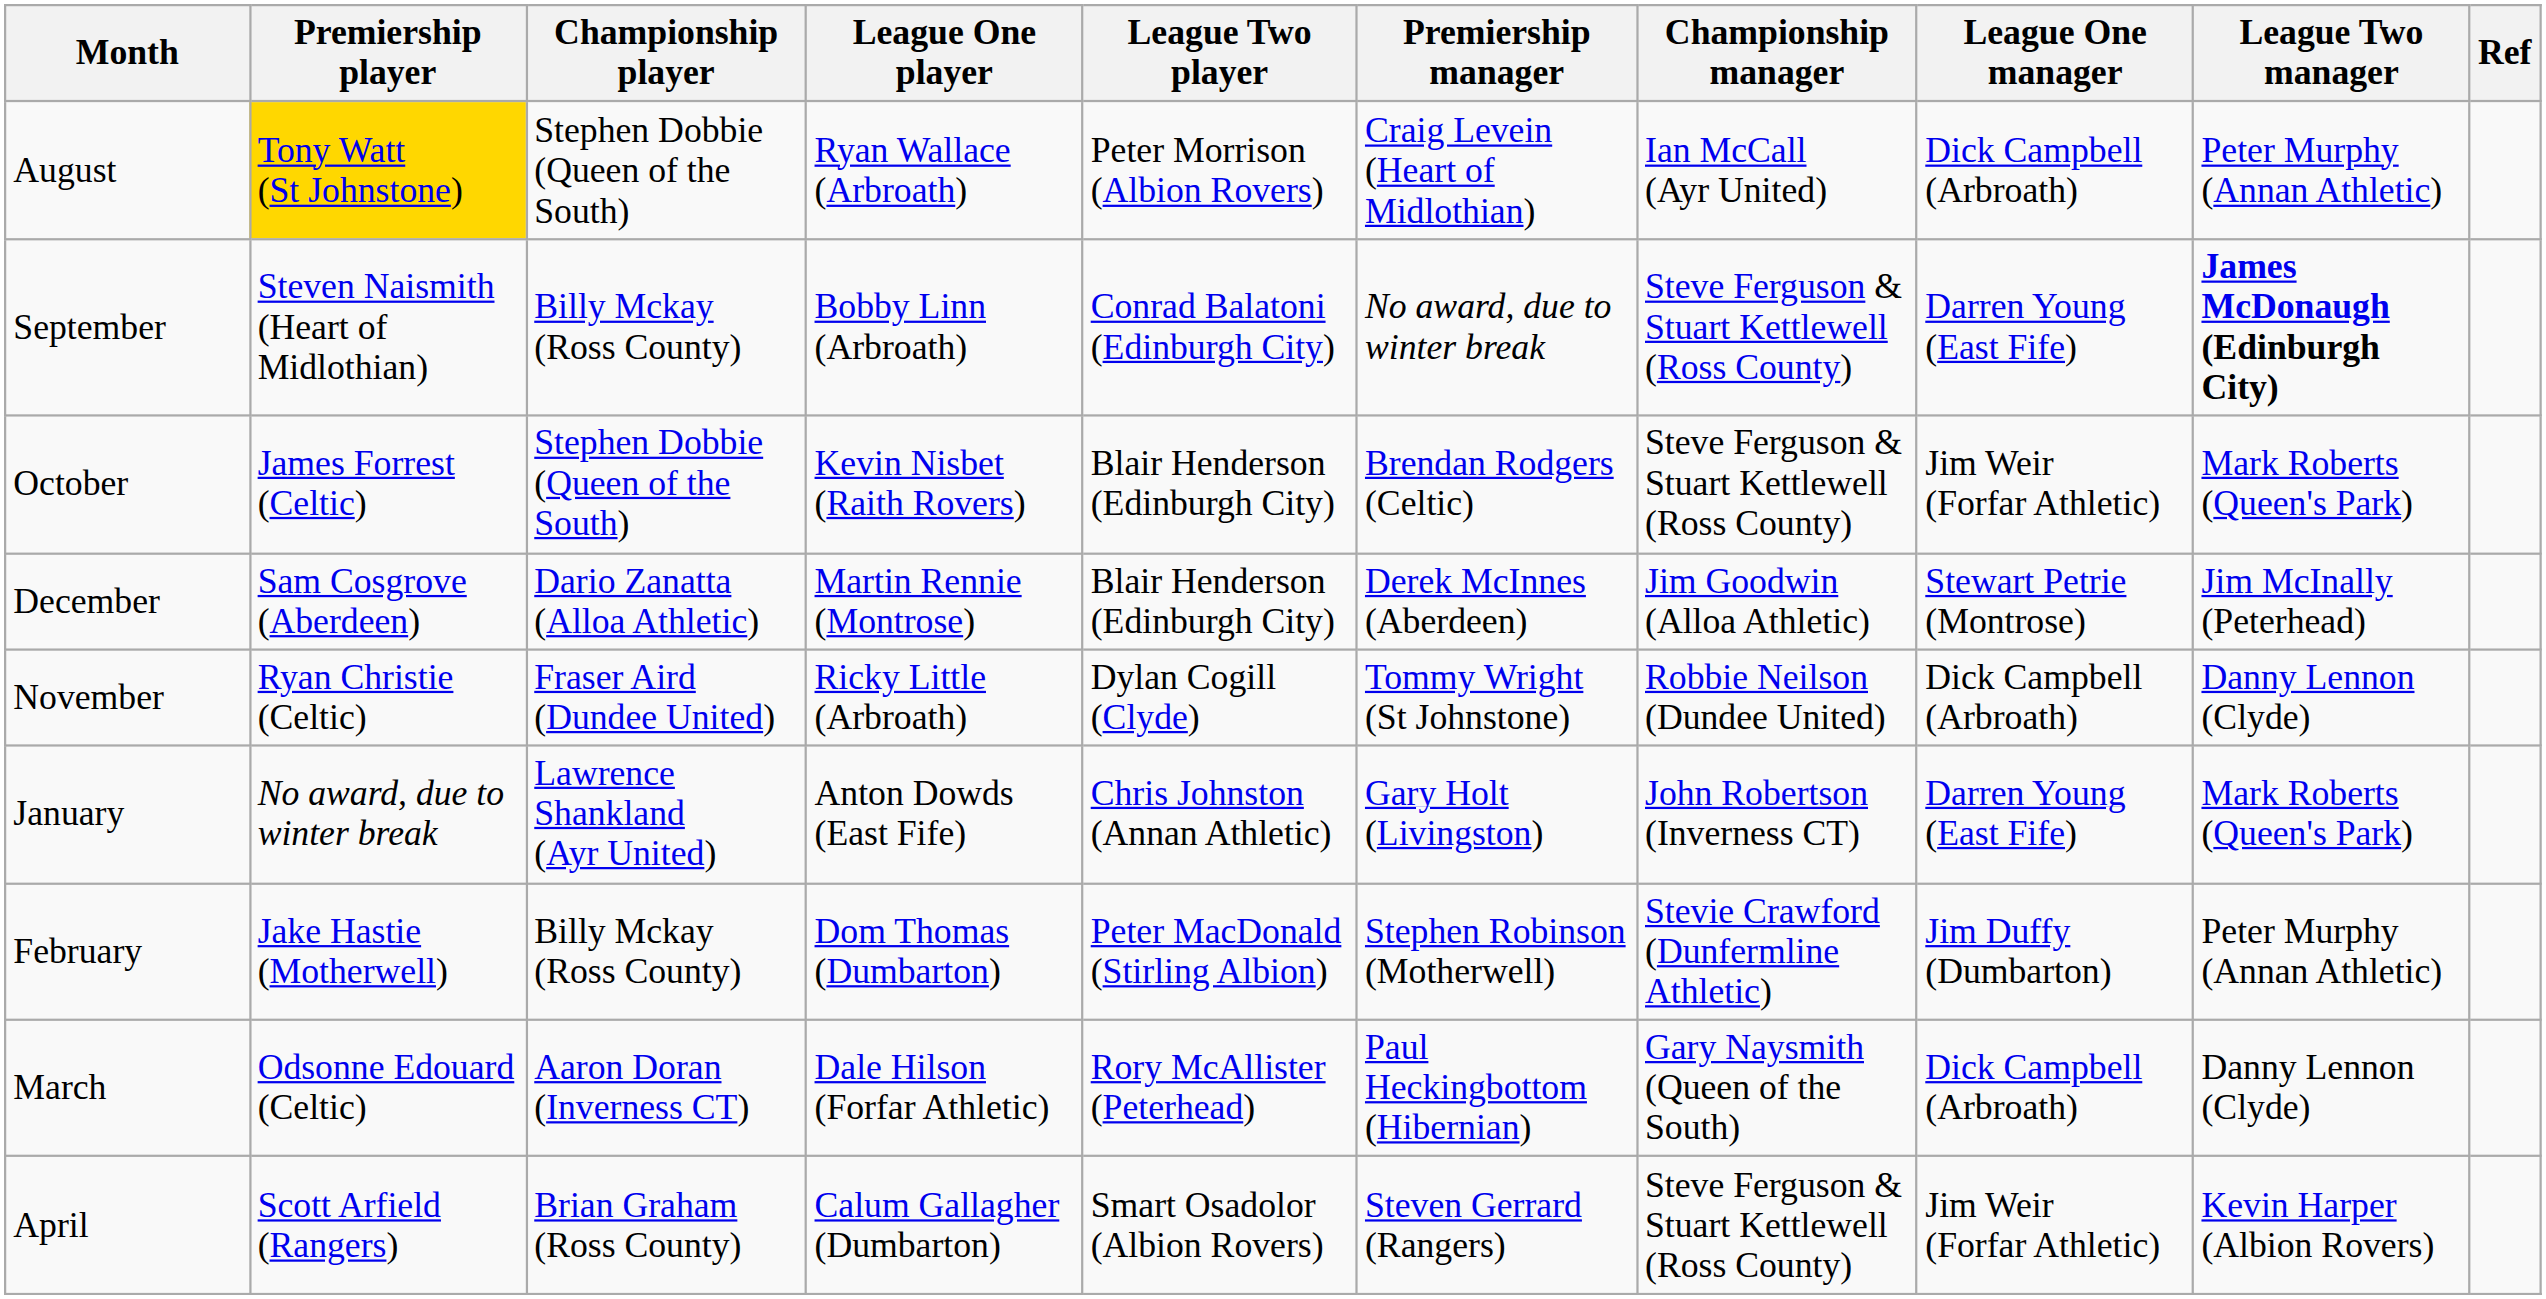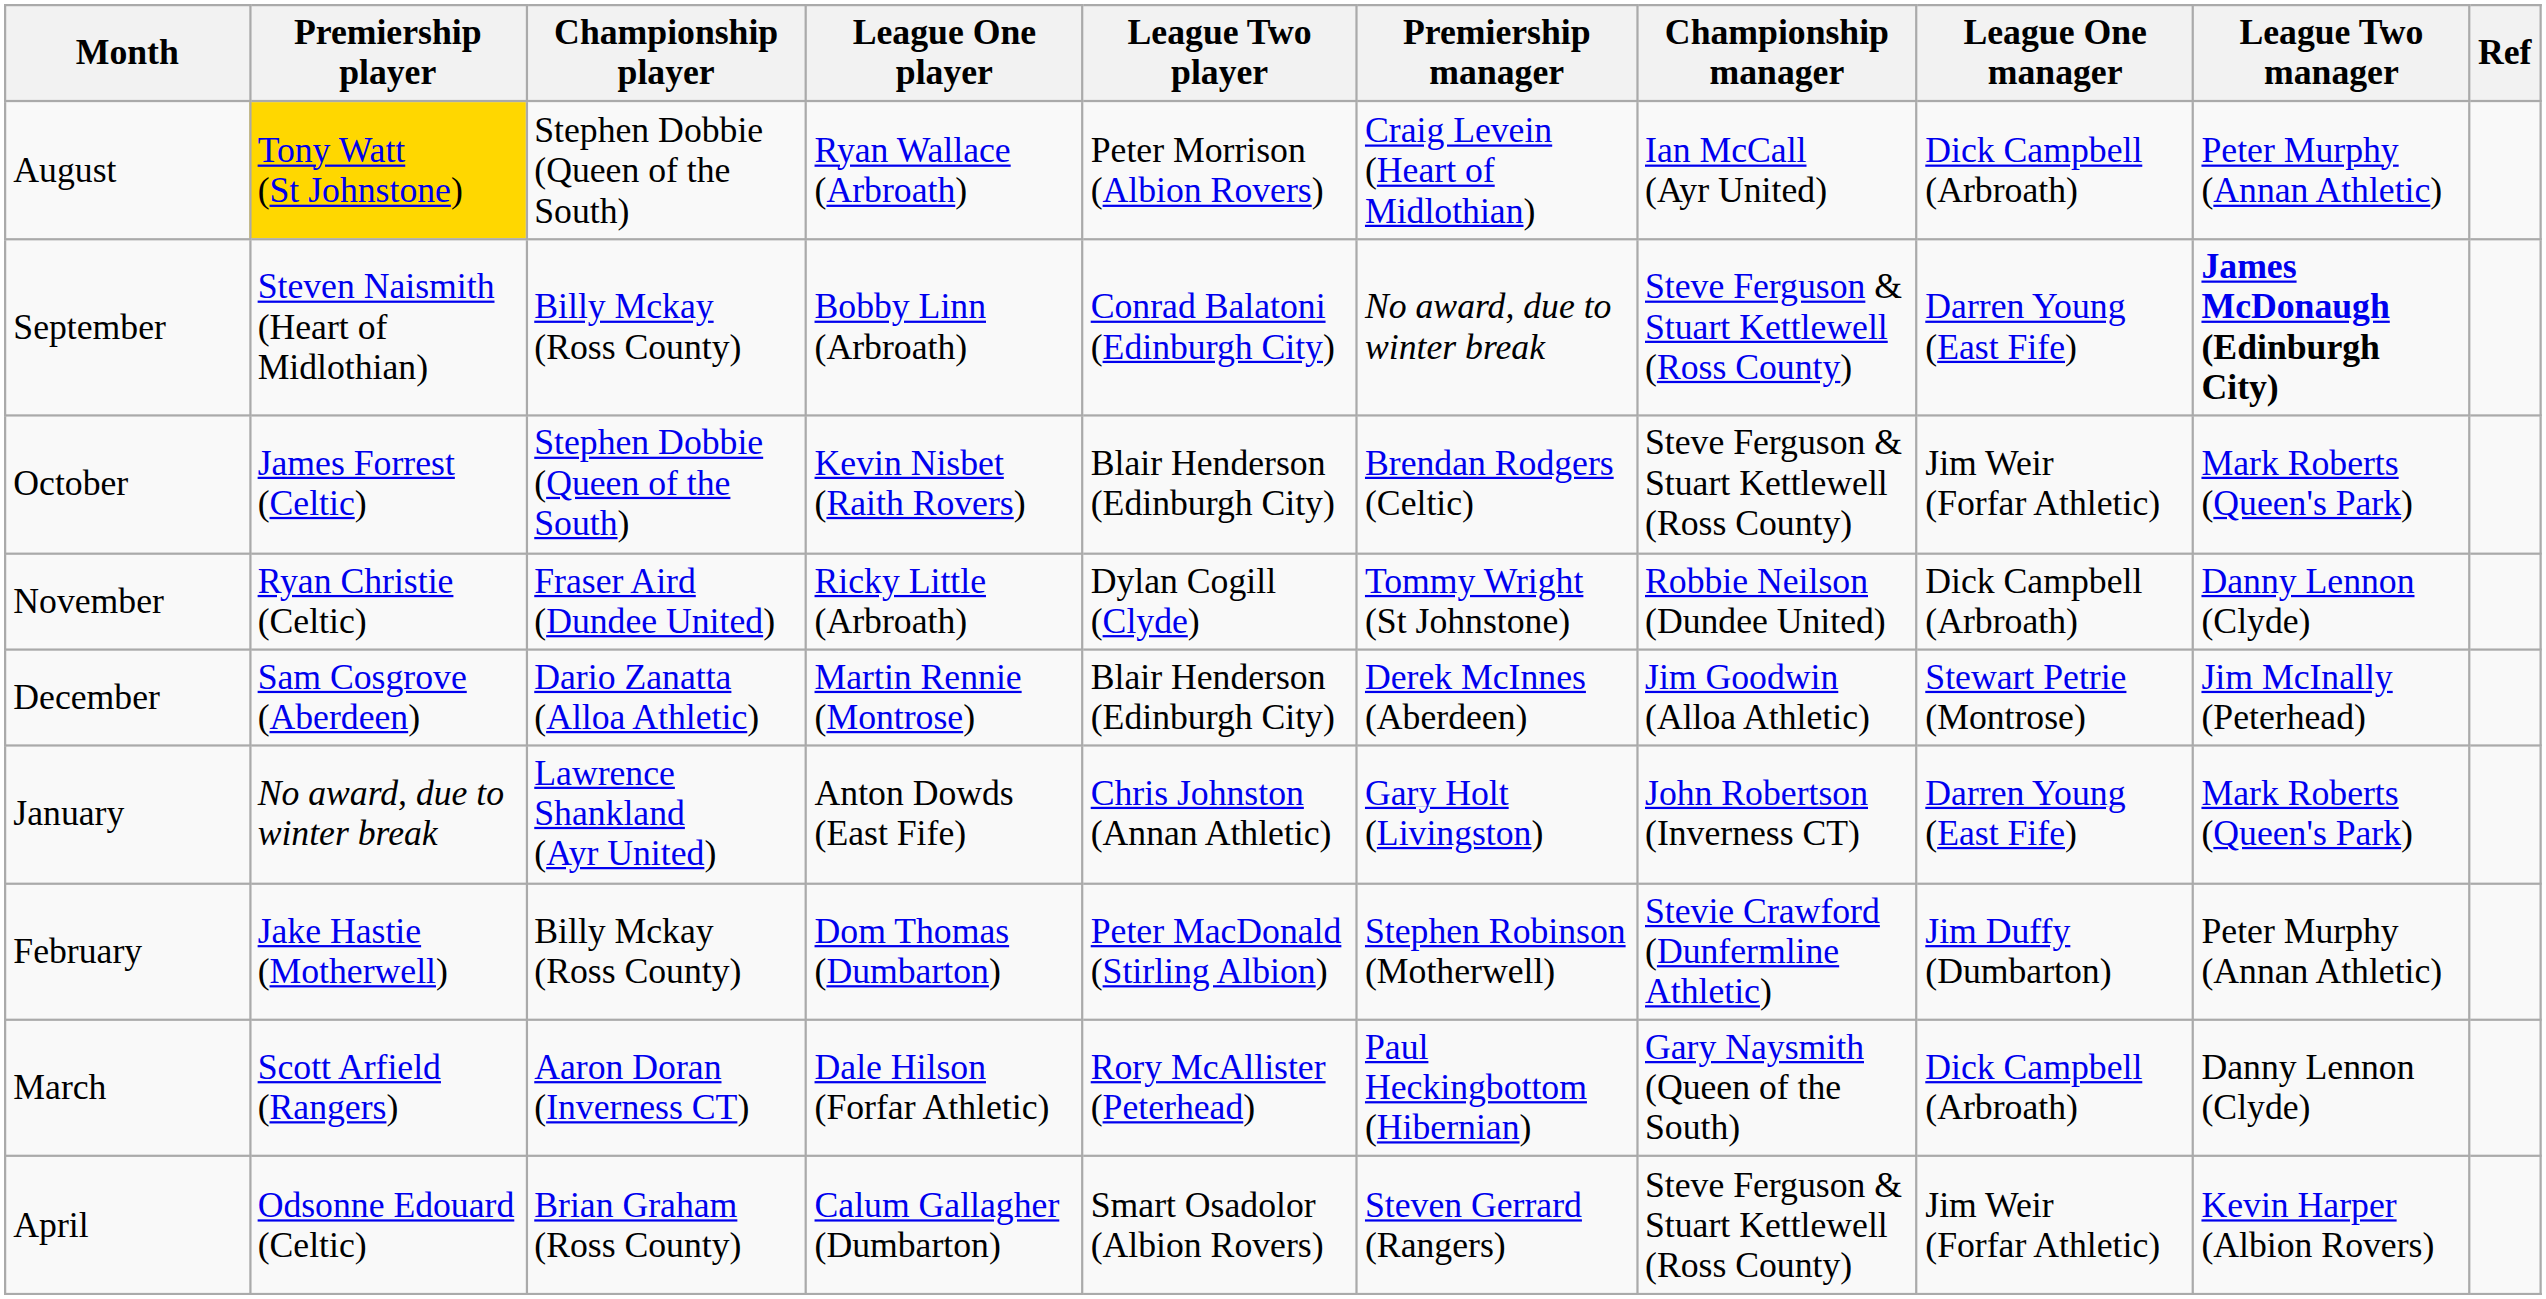rows swapped: (89, 697) <-> (87, 600)
(386, 1087) Odsonne Edouard (Celtic) -> (349, 1087) Scott Arfield (Rangers)
(349, 1224) Scott Arfield (Rangers) -> (386, 1224) Odsonne Edouard (Celtic)
